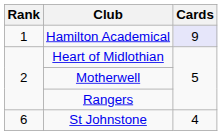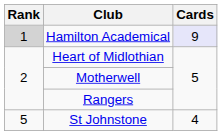(24, 36) no background -> (24, 36) lightgrey background
(24, 120) 6 -> (24, 120) 5
